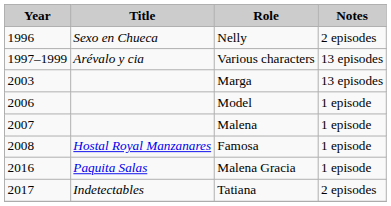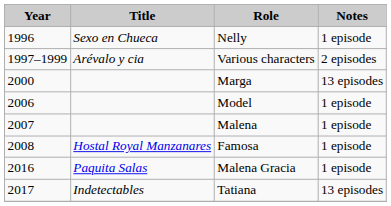(349, 37) 2 episodes -> (346, 37) 1 episode
(352, 59) 13 episodes -> (349, 59) 2 episodes
(21, 81) 2003 -> (21, 81) 2000
(349, 190) 2 episodes -> (352, 190) 13 episodes
